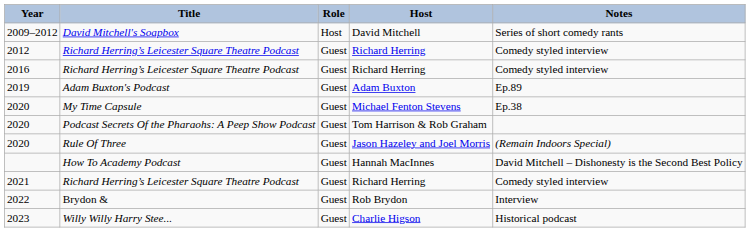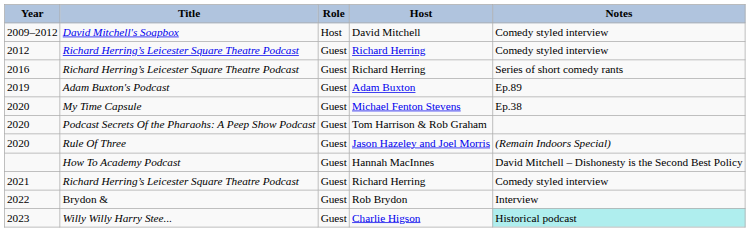(559, 32) Series of short comedy rants -> (552, 32) Comedy styled interview
(552, 69) Comedy styled interview -> (559, 69) Series of short comedy rants
(536, 217) no background -> (536, 217) paleturquoise background
